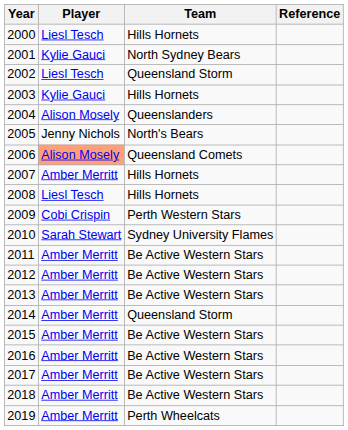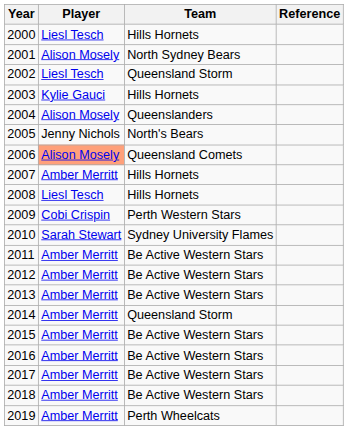(73, 54) Kylie Gauci -> (80, 54) Alison Mosely
